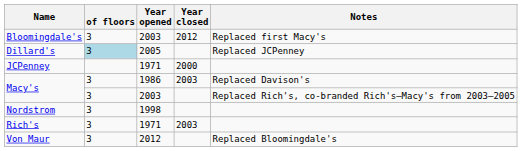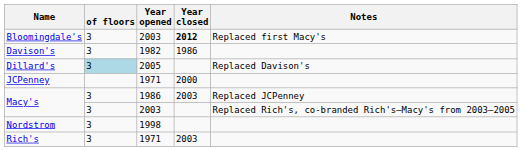(187, 37) normal -> (187, 37) bold
+ row: (31, 51)
(259, 51) Replaced JCPenney -> (261, 66) Replaced Davison's
(261, 80) Replaced Davison's -> (259, 95) Replaced JCPenney
- row: (28, 139)
